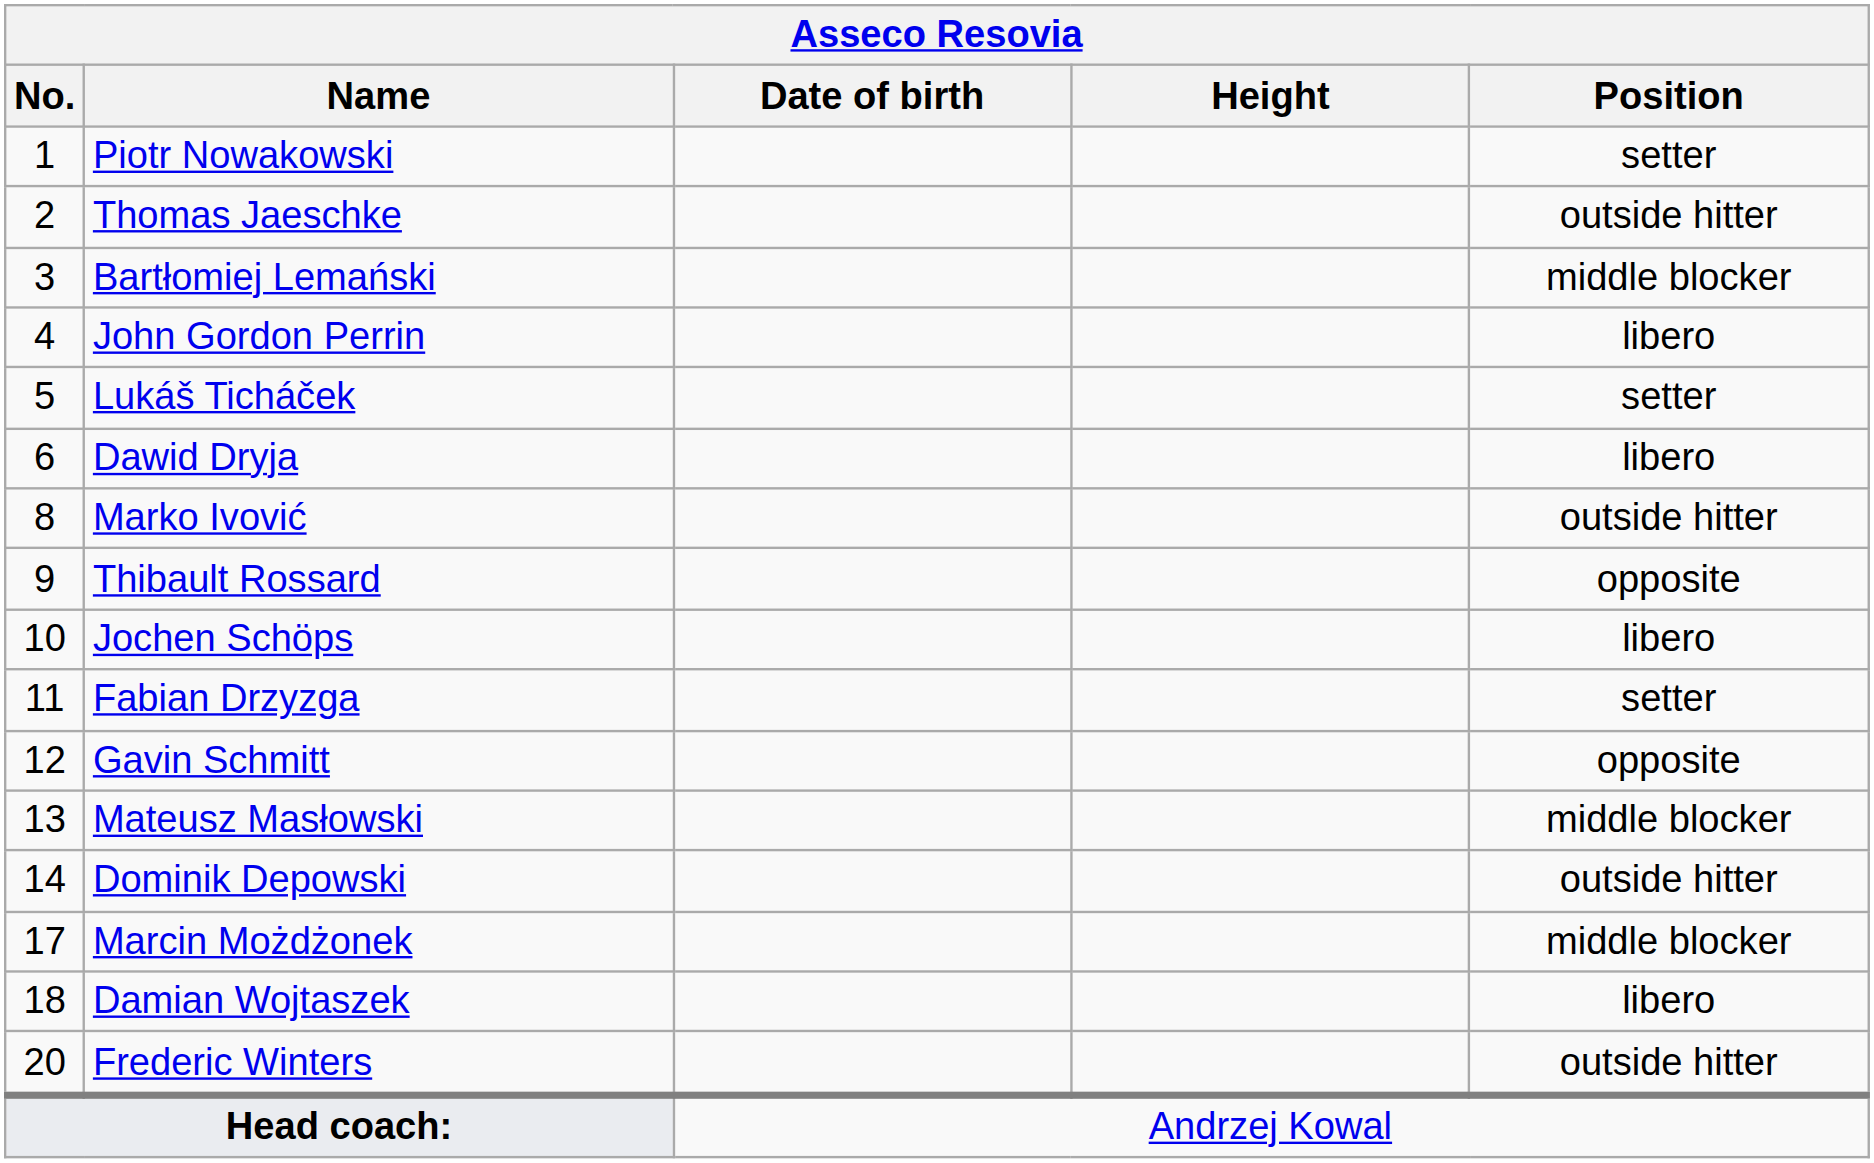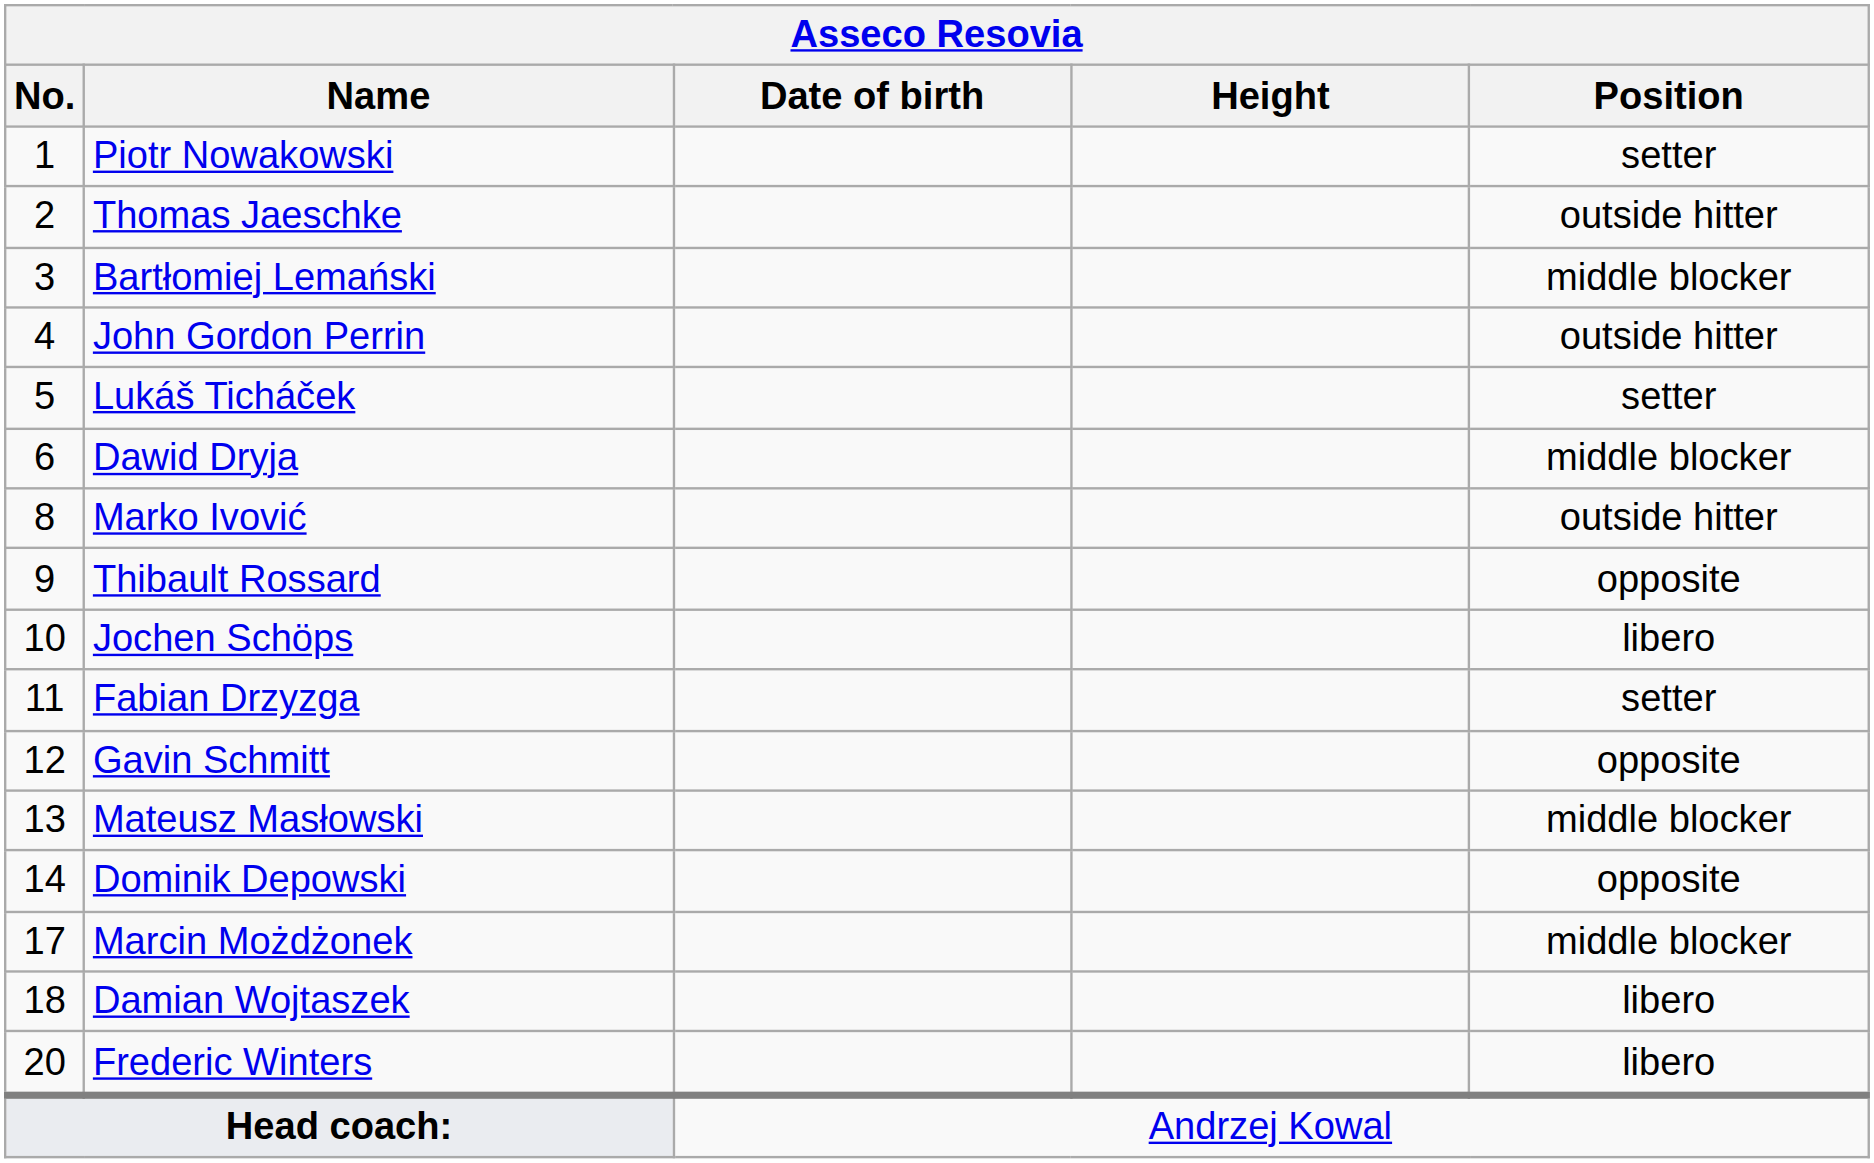(1669, 336) libero -> (1669, 336) outside hitter
(1669, 457) libero -> (1669, 457) middle blocker
(1669, 880) outside hitter -> (1669, 880) opposite
(1669, 1061) outside hitter -> (1669, 1061) libero
